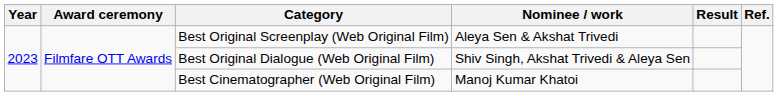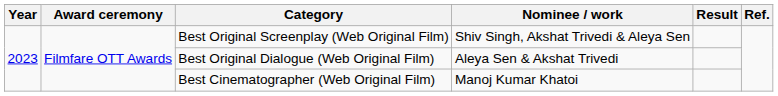(537, 36) Aleya Sen & Akshat Trivedi -> (572, 36) Shiv Singh, Akshat Trivedi & Aleya Sen
(572, 58) Shiv Singh, Akshat Trivedi & Aleya Sen -> (537, 58) Aleya Sen & Akshat Trivedi
